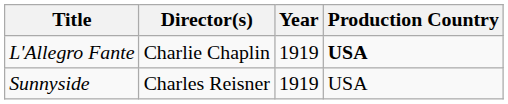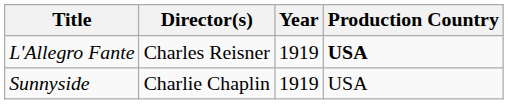(207, 51) Charlie Chaplin -> (207, 51) Charles Reisner
(207, 83) Charles Reisner -> (207, 83) Charlie Chaplin
